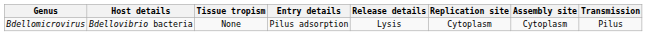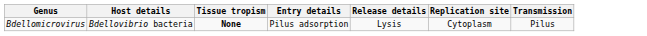- column: (545, 11)
(231, 24) normal -> (231, 24) bold
